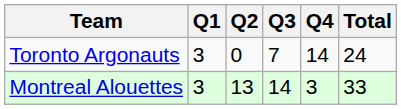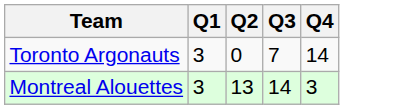- column: (368, 21)
